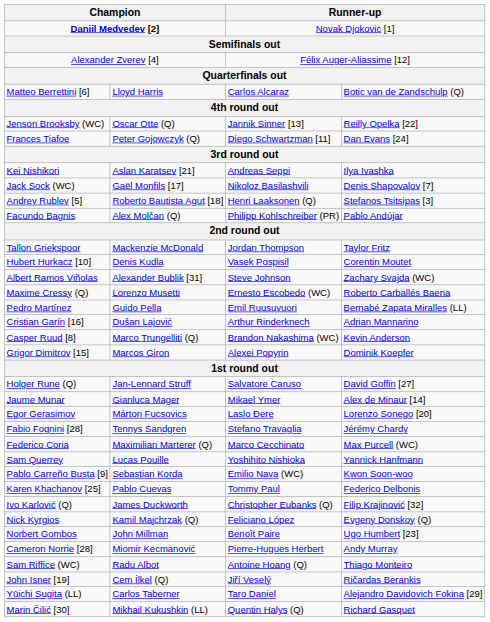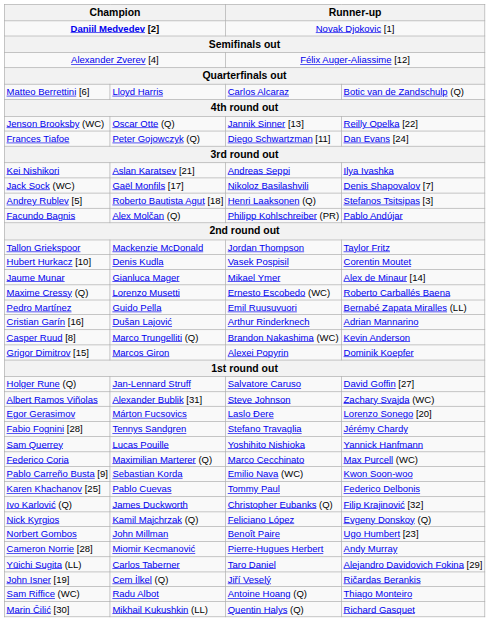rows swapped: (52, 278) <-> (36, 399)
rows swapped: (35, 460) <-> (38, 444)
rows swapped: (44, 595) <-> (43, 565)
